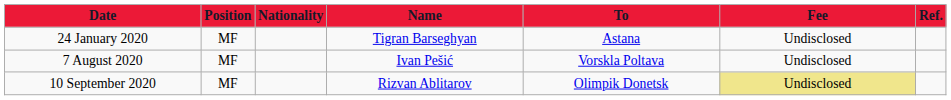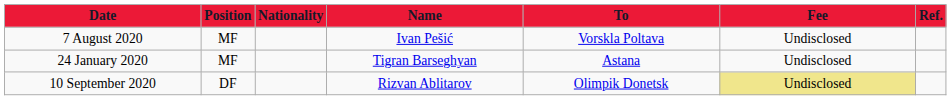rows swapped: (103, 38) <-> (103, 61)
(228, 83) MF -> (228, 83) DF
